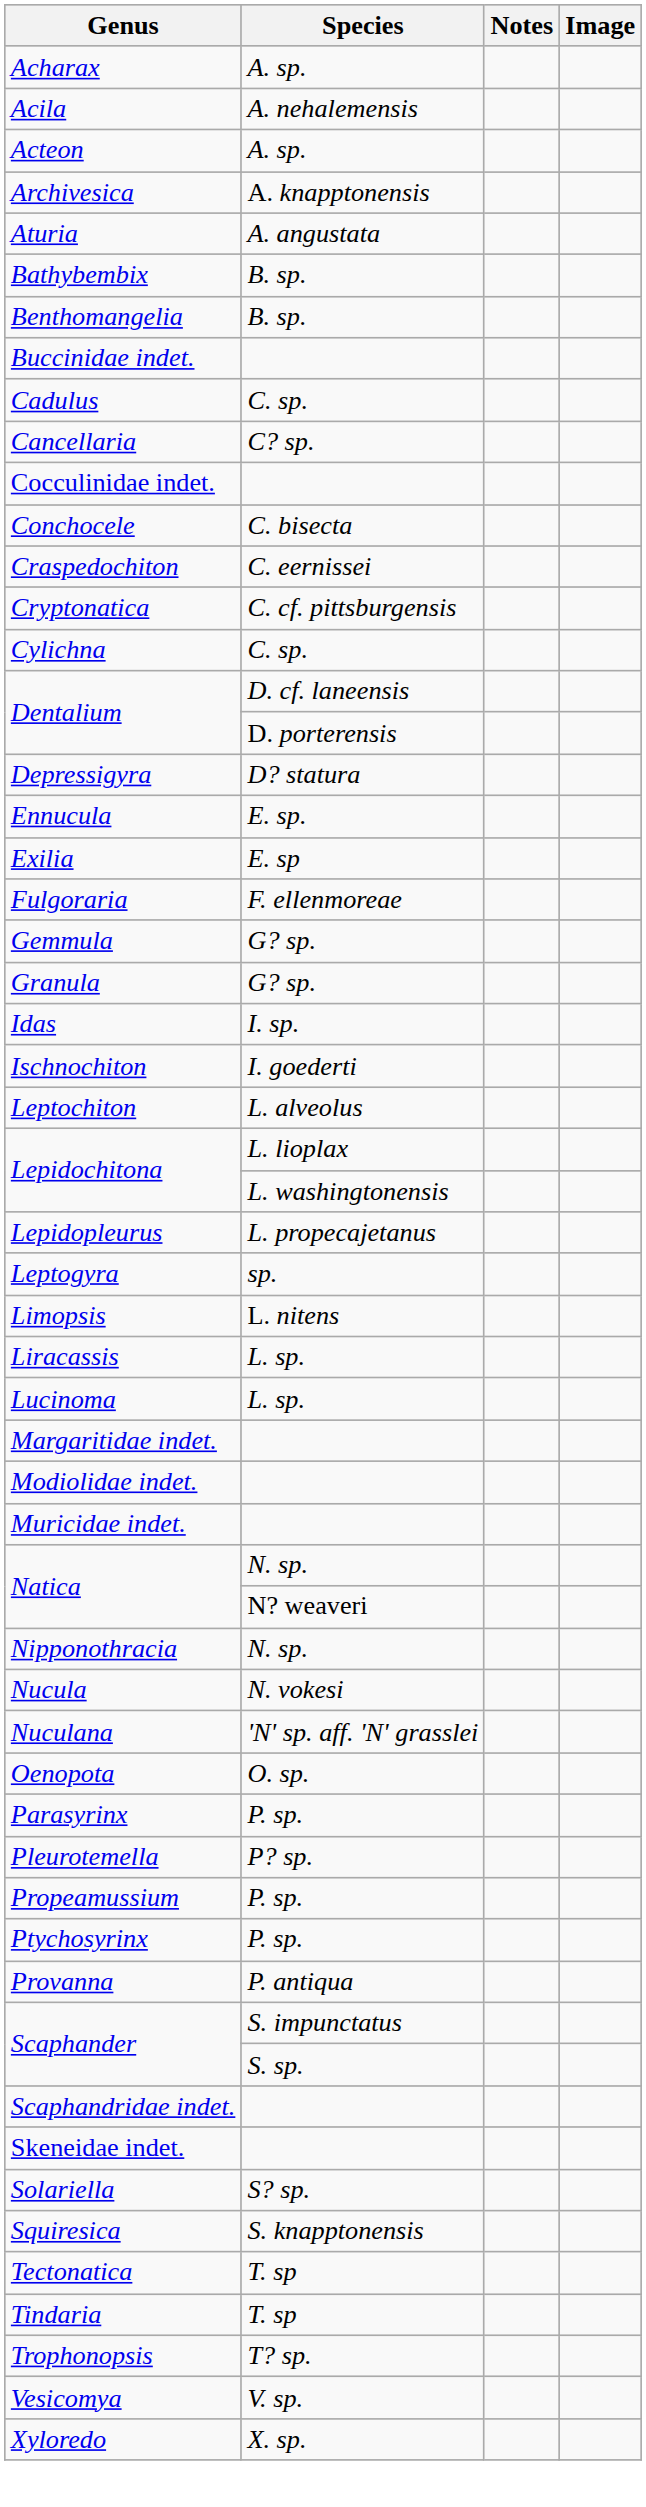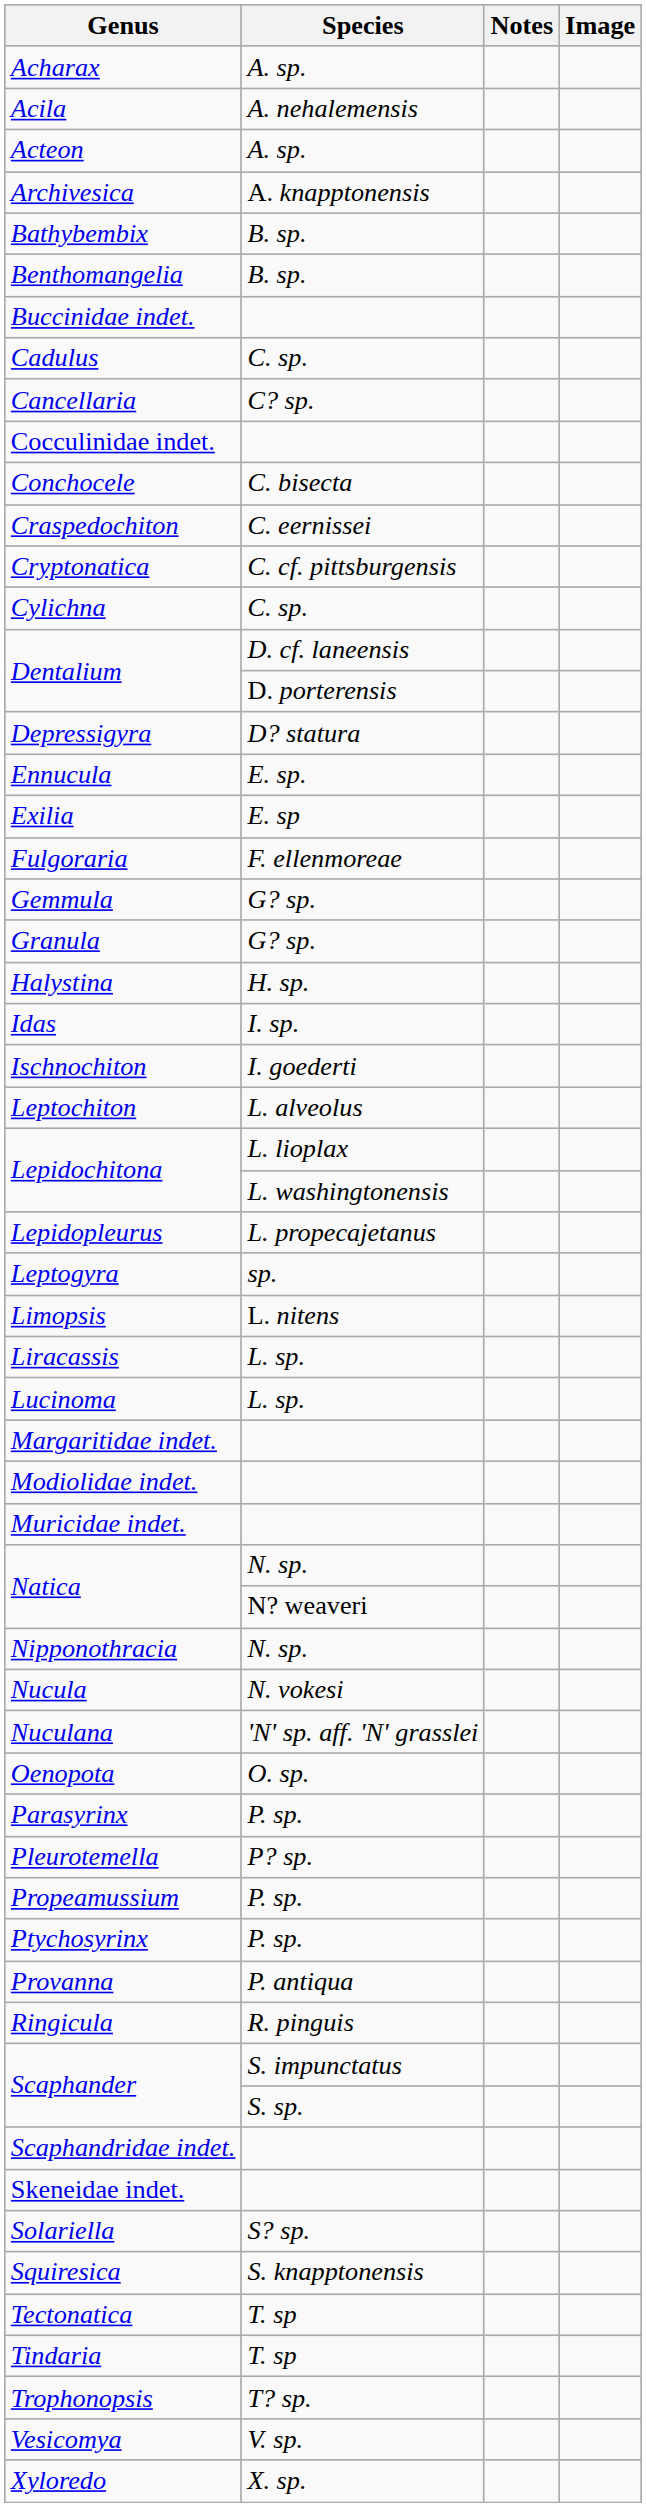- row: (44, 233)
+ row: (62, 982)
+ row: (62, 2022)
